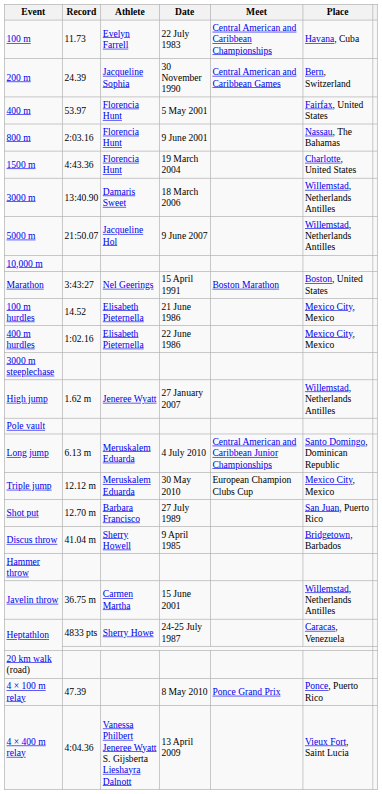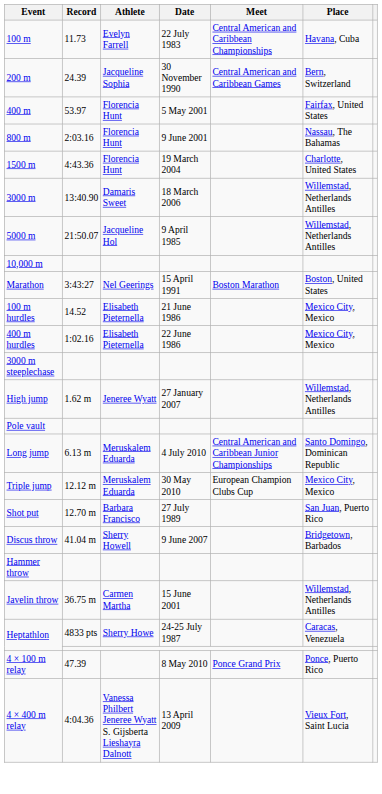(185, 236) 9 June 2007 -> (175, 236) 9 April 1985
(175, 540) 9 April 1985 -> (185, 540) 9 June 2007
- row: (29, 664)
